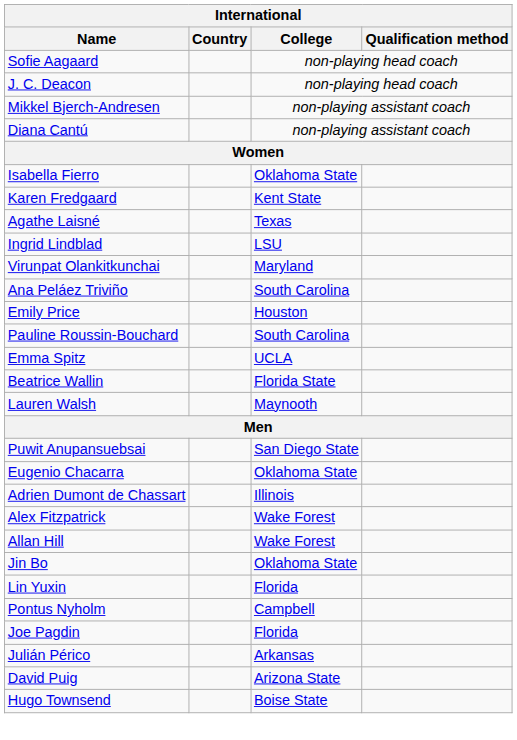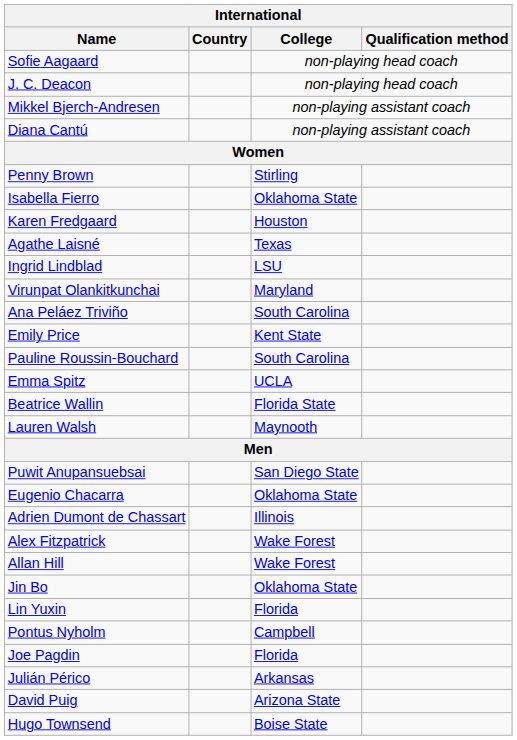+ row: (51, 175)
(288, 198) Kent State -> (281, 221) Houston
(281, 312) Houston -> (288, 335) Kent State
